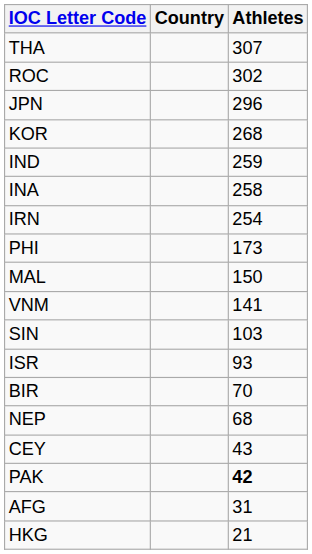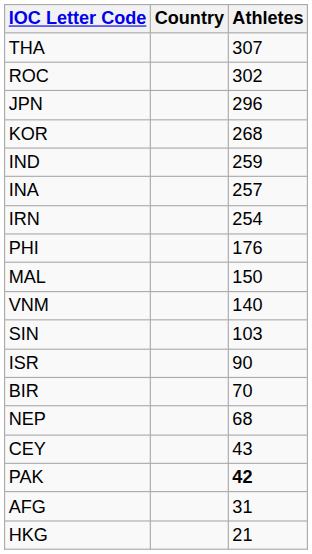(247, 190) 258 -> (247, 190) 257
(247, 248) 173 -> (247, 248) 176
(247, 305) 141 -> (247, 305) 140
(242, 362) 93 -> (242, 362) 90
